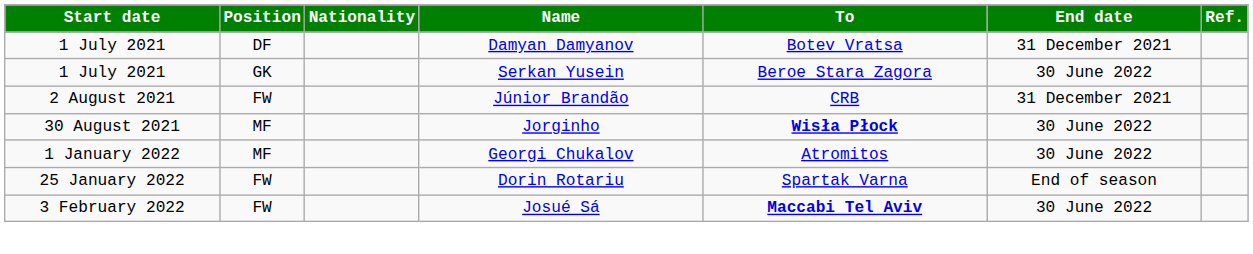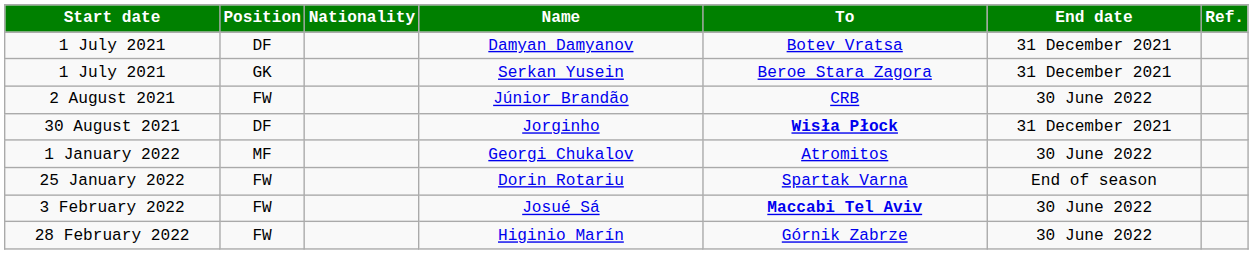(1094, 72) 30 June 2022 -> (1094, 72) 31 December 2021
(1094, 99) 31 December 2021 -> (1094, 99) 30 June 2022
(262, 126) MF -> (262, 126) DF
(1094, 126) 30 June 2022 -> (1094, 126) 31 December 2021
+ row: (561, 235)
